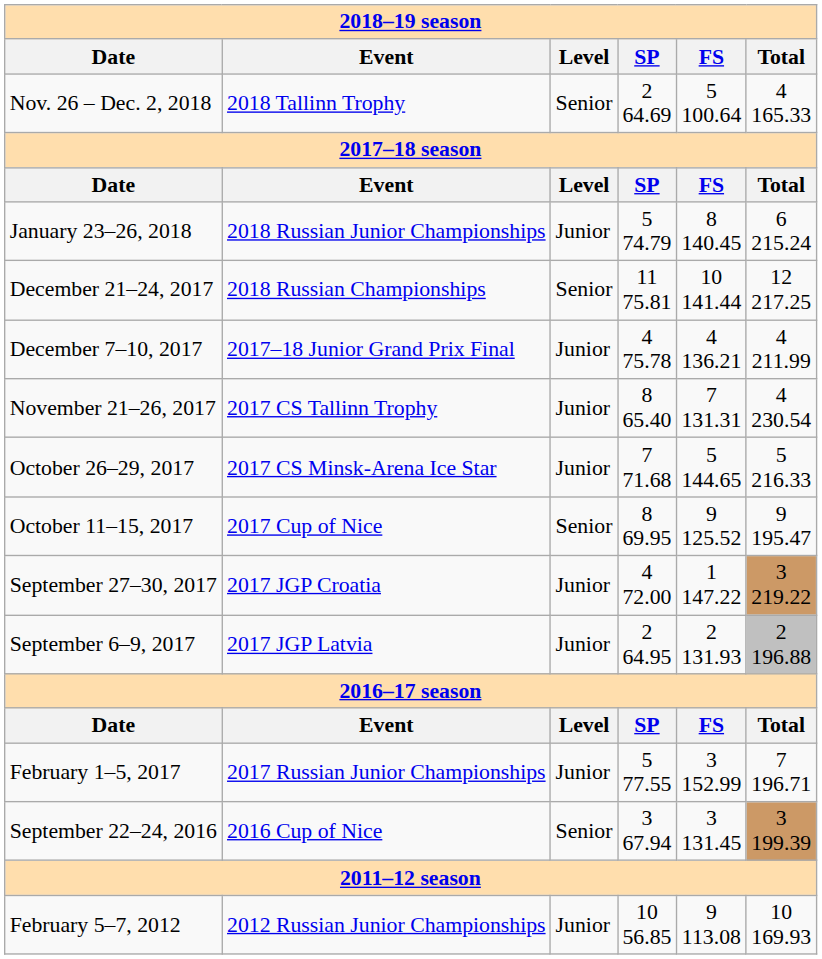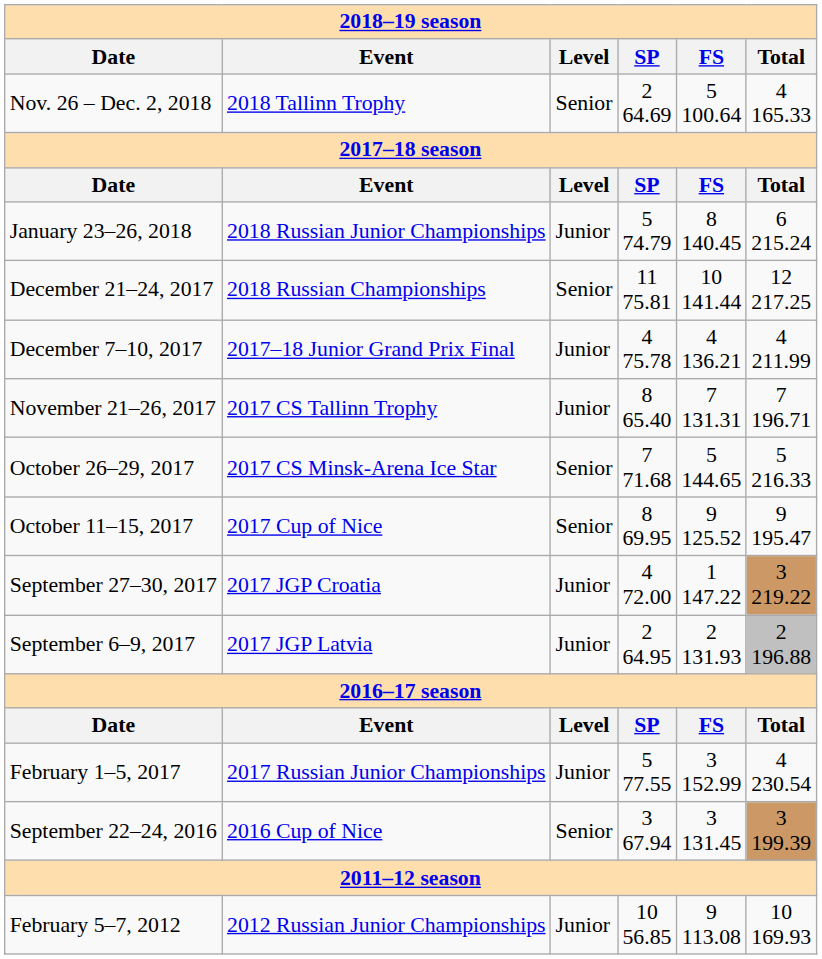(781, 407) 4 230.54 -> (781, 407) 7 196.71
(583, 466) Junior -> (584, 466) Senior
(781, 771) 7 196.71 -> (781, 771) 4 230.54
